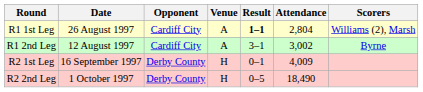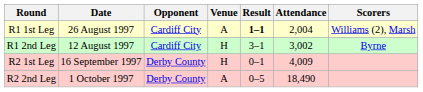(301, 29) 2,804 -> (301, 29) 2,004
(224, 45) A -> (224, 45) H
(224, 78) H -> (224, 78) A
